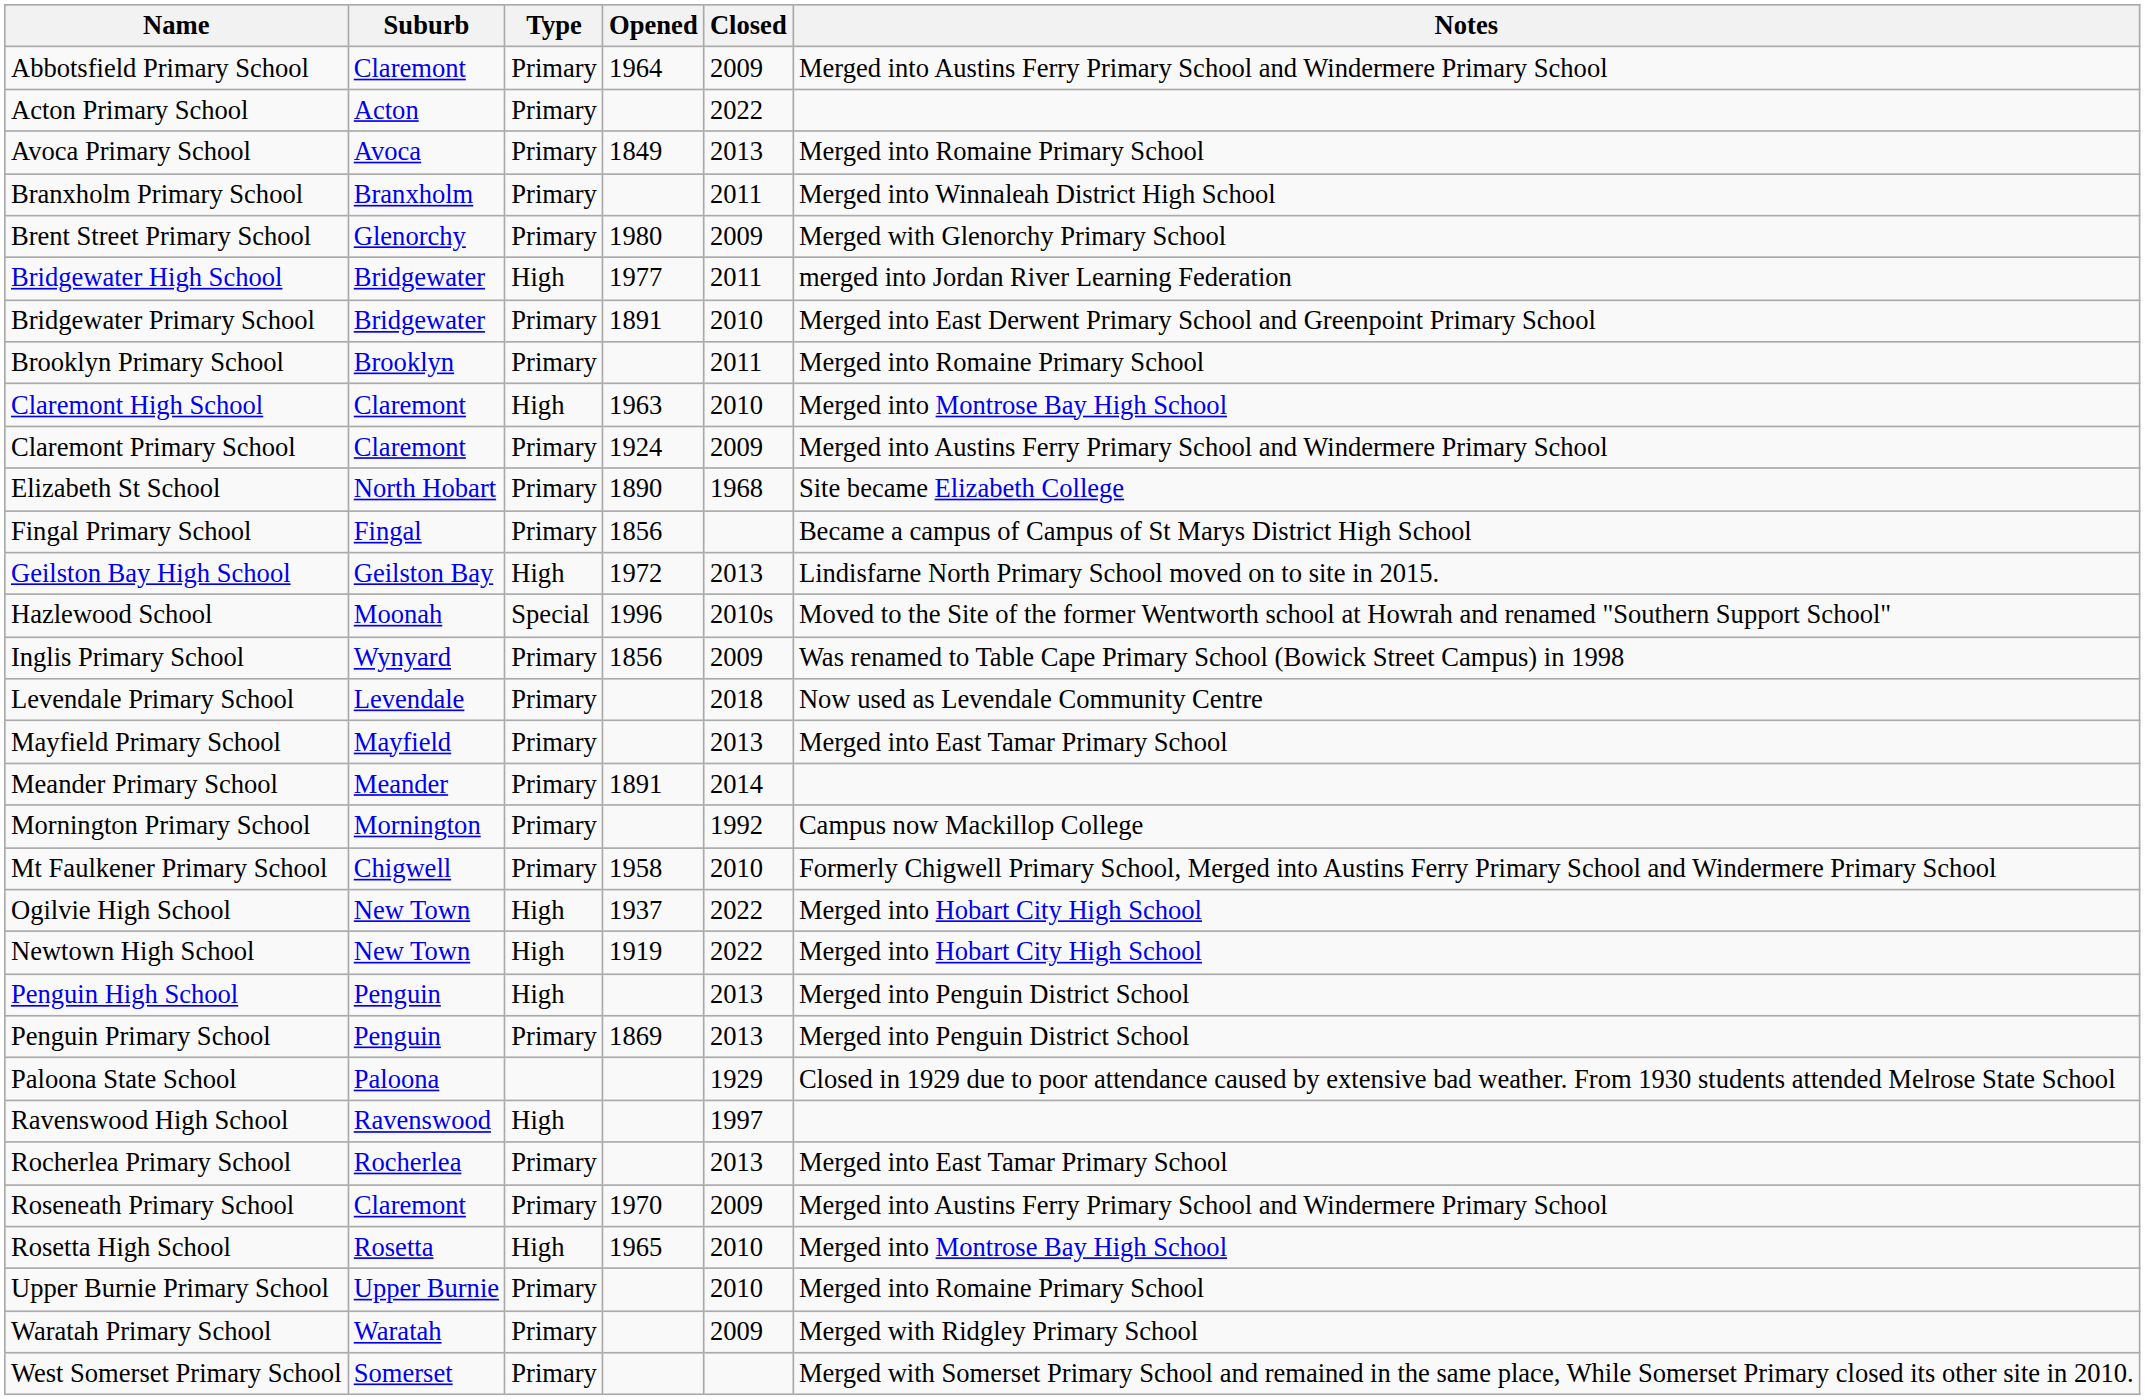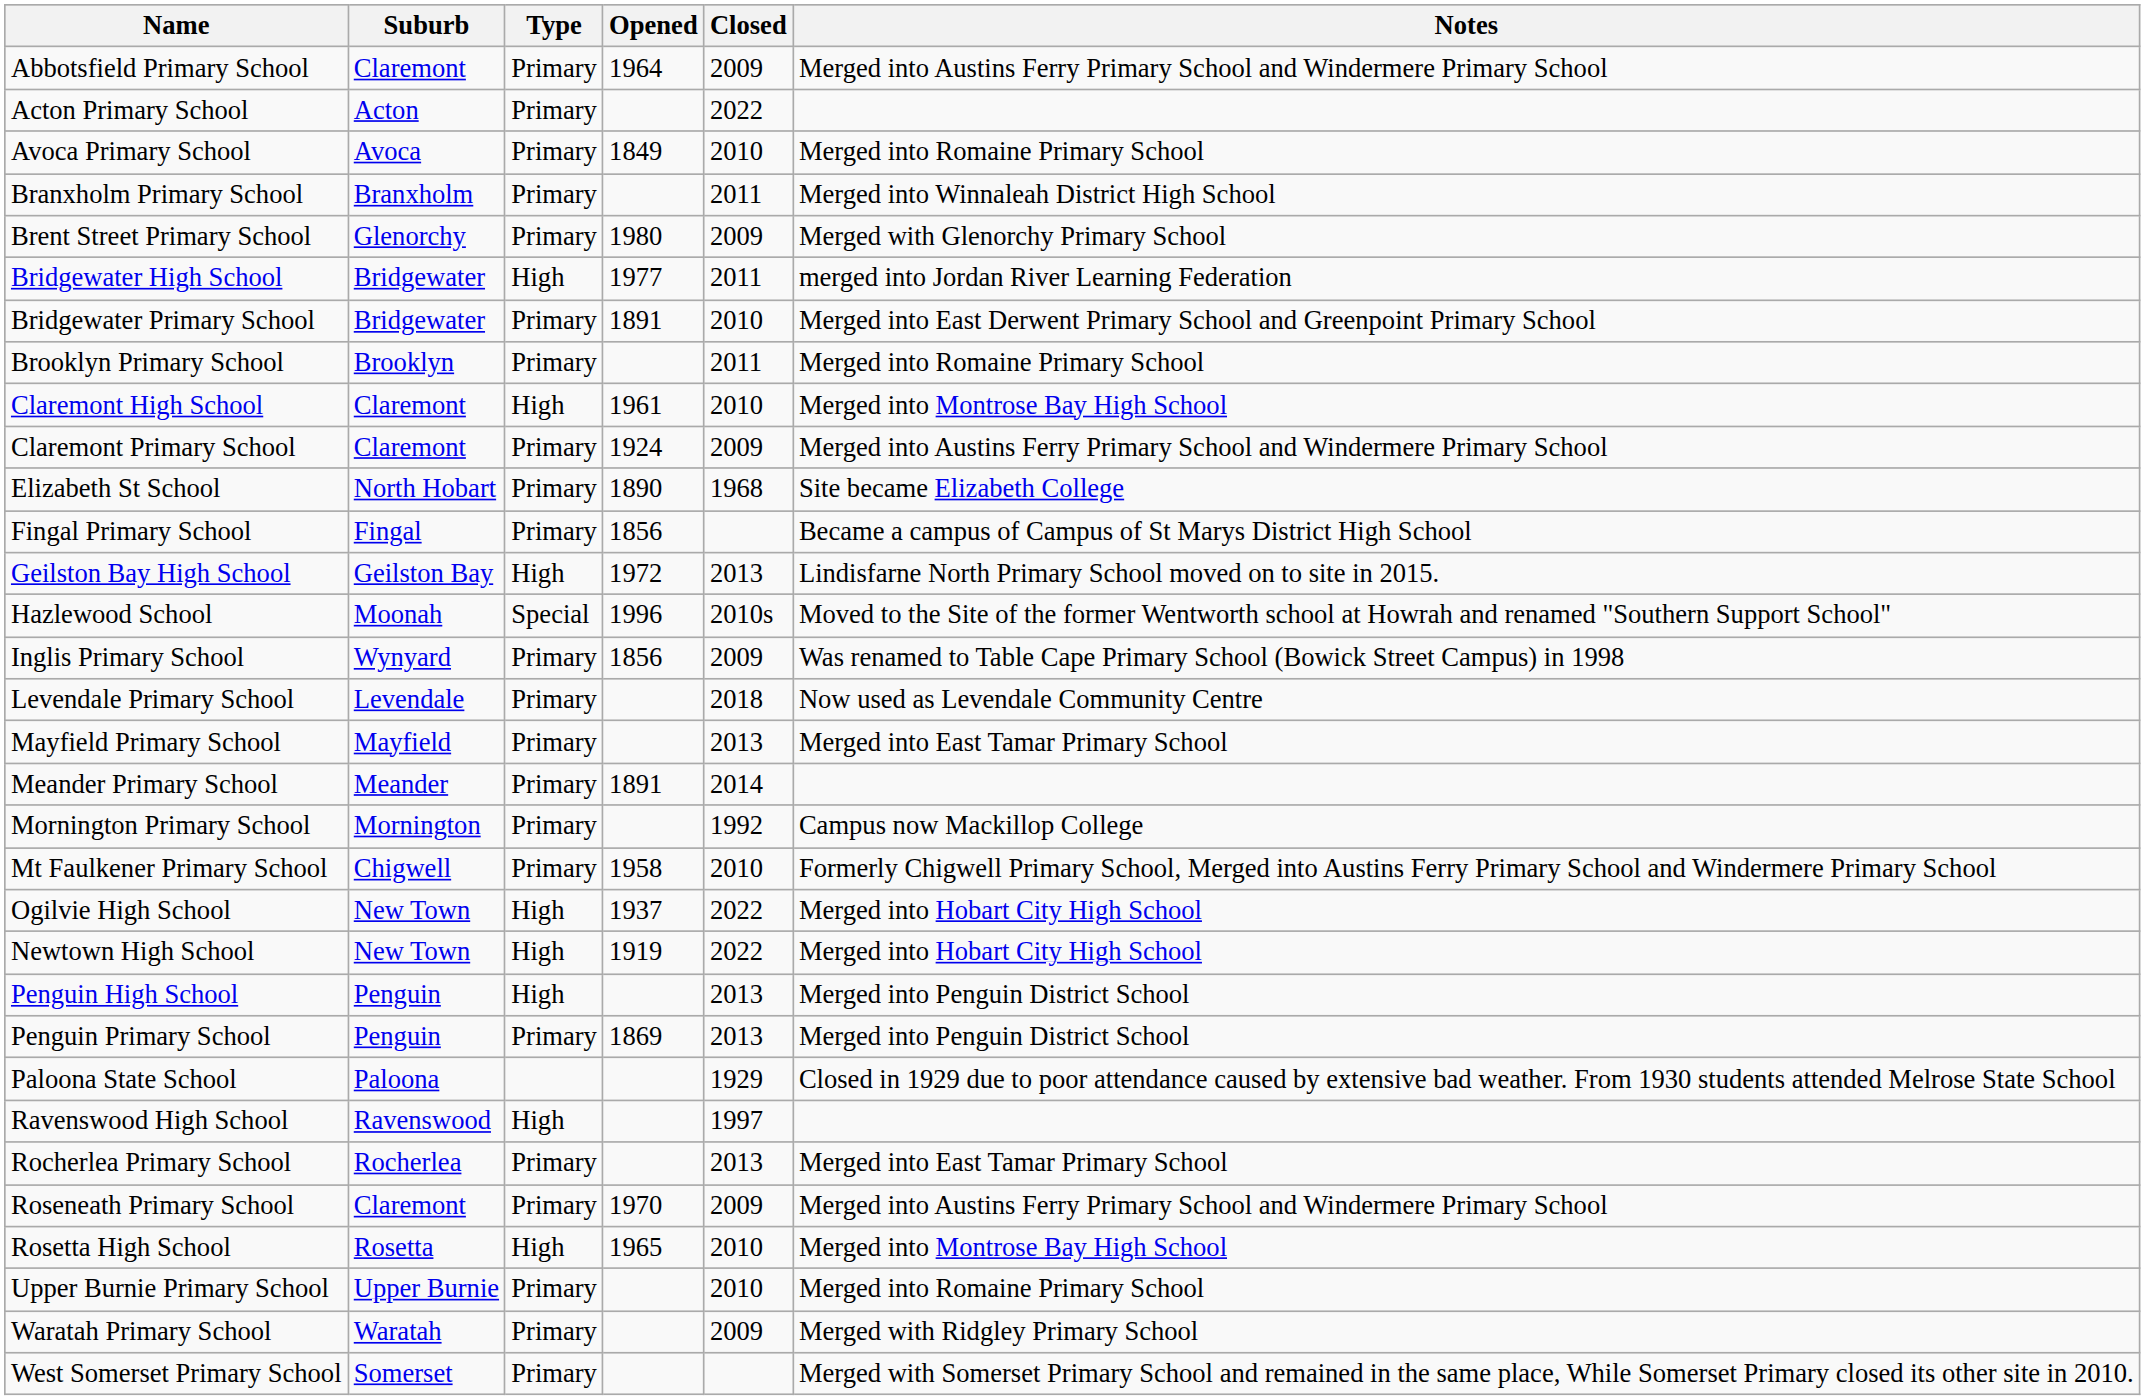(736, 151) 2013 -> (736, 151) 2010
(636, 404) 1963 -> (636, 404) 1961
